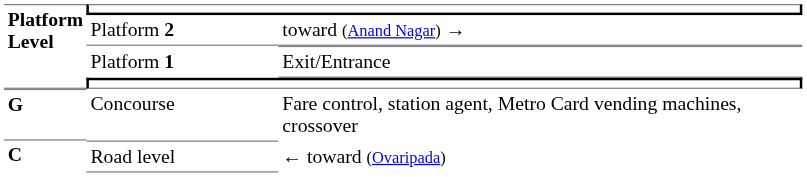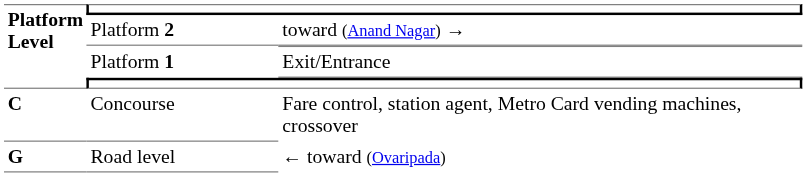(15, 104) G -> (15, 103) C
(15, 155) C -> (15, 156) G
